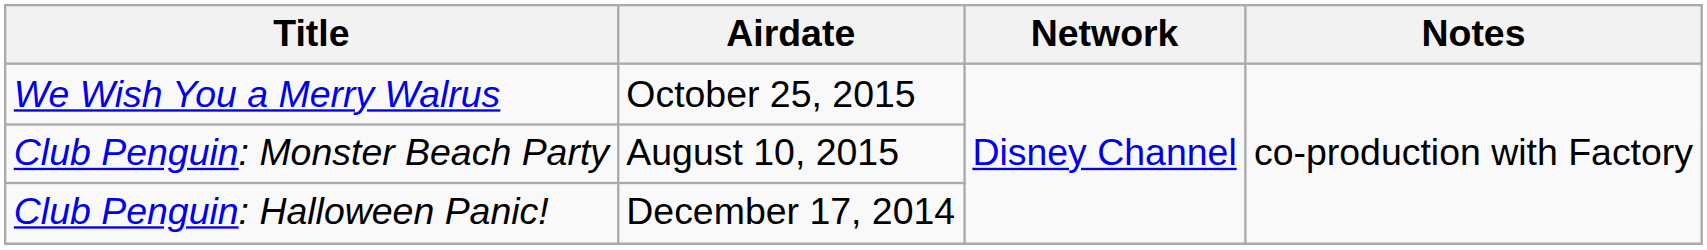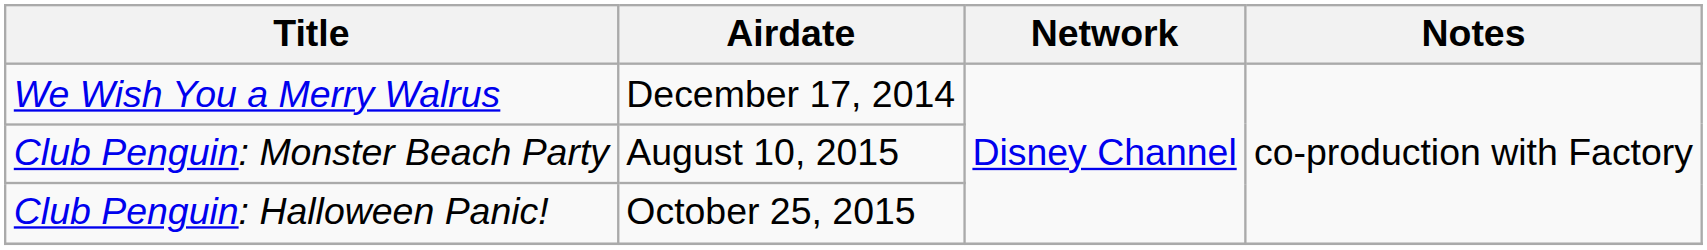(771, 93) October 25, 2015 -> (791, 93) December 17, 2014
(791, 212) December 17, 2014 -> (771, 212) October 25, 2015
